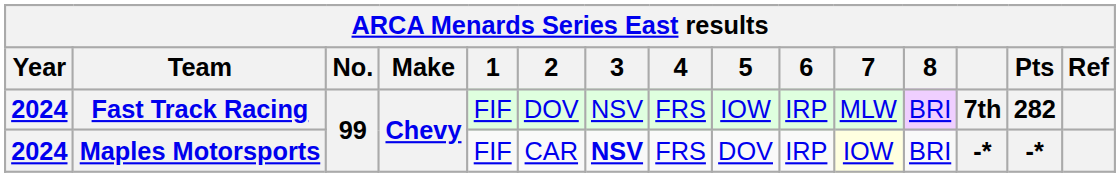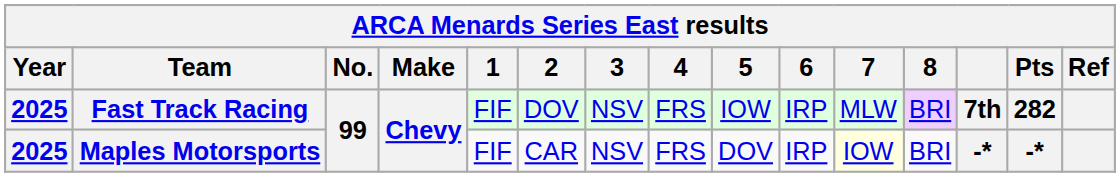(39, 109) 2024 -> (39, 109) 2025
(39, 151) 2024 -> (39, 151) 2025
(617, 151) bold -> (617, 151) normal
